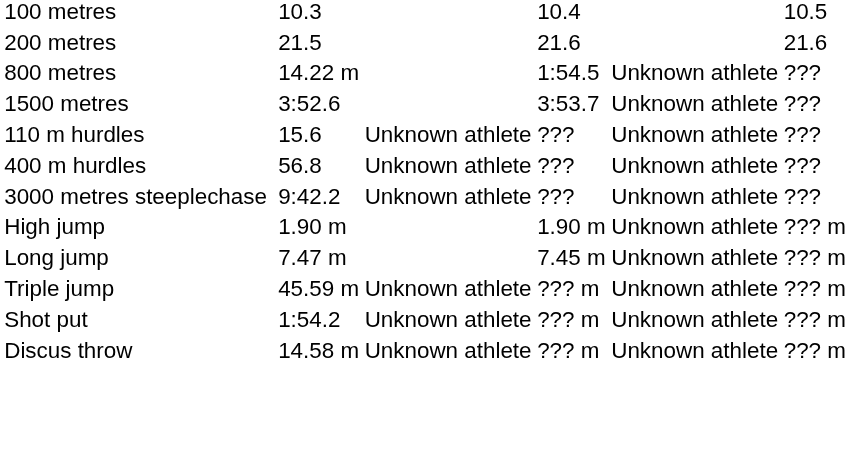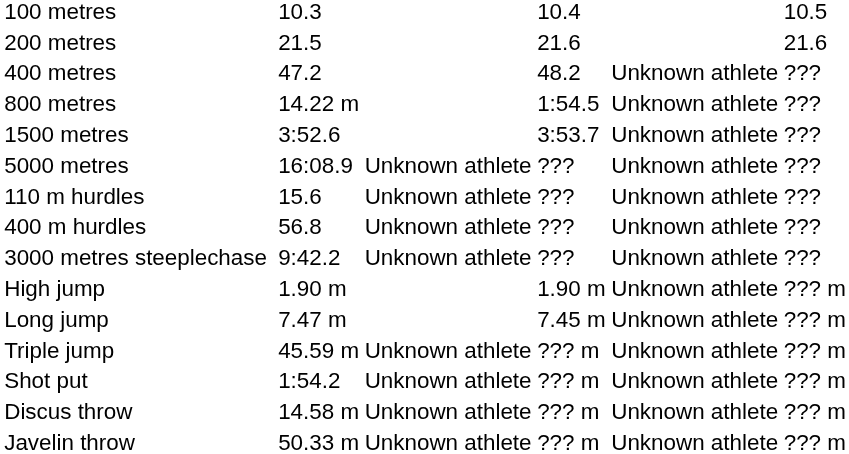+ row: (60, 73)
+ row: (66, 165)
+ row: (70, 442)
